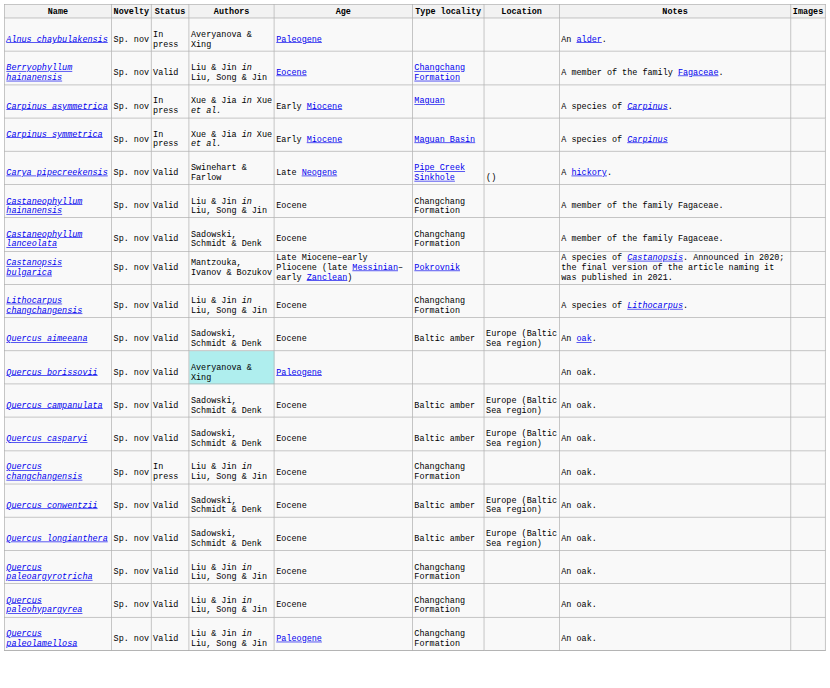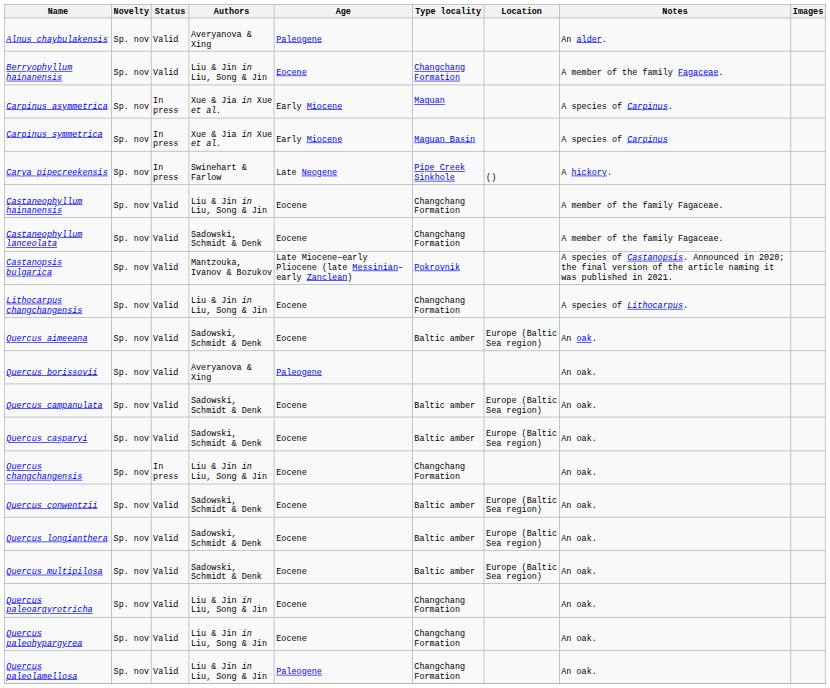(166, 40) In press -> (166, 40) Valid
(166, 173) Valid -> (166, 173) In press
(221, 372) paleturquoise background -> (221, 372) no background
+ row: (55, 572)
